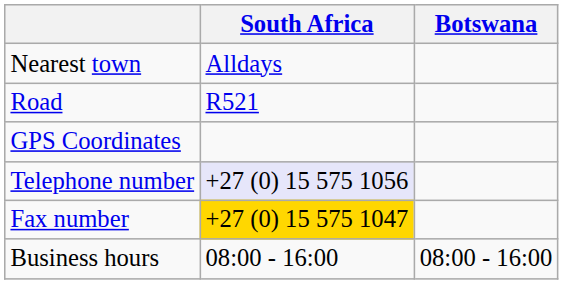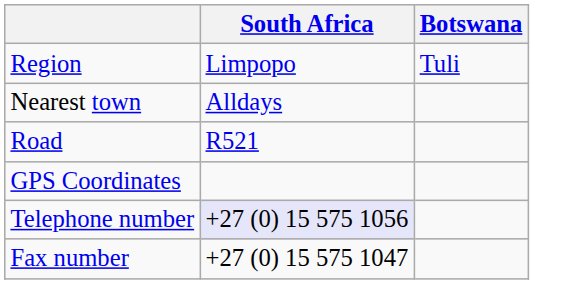+ row: (46, 63)
(307, 219) gold background -> (307, 258) no background
- row: (85, 258)
